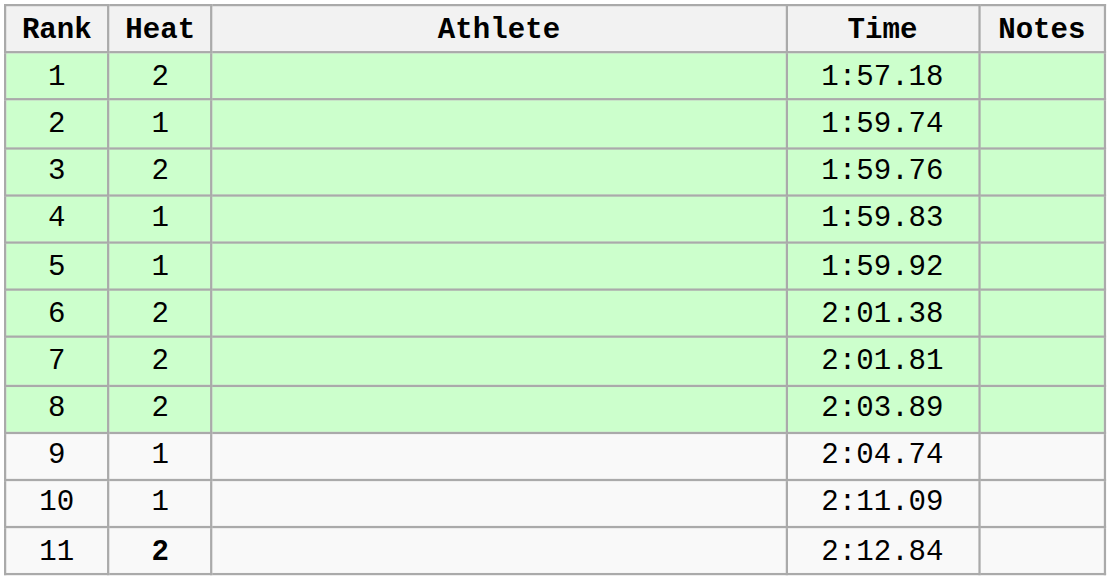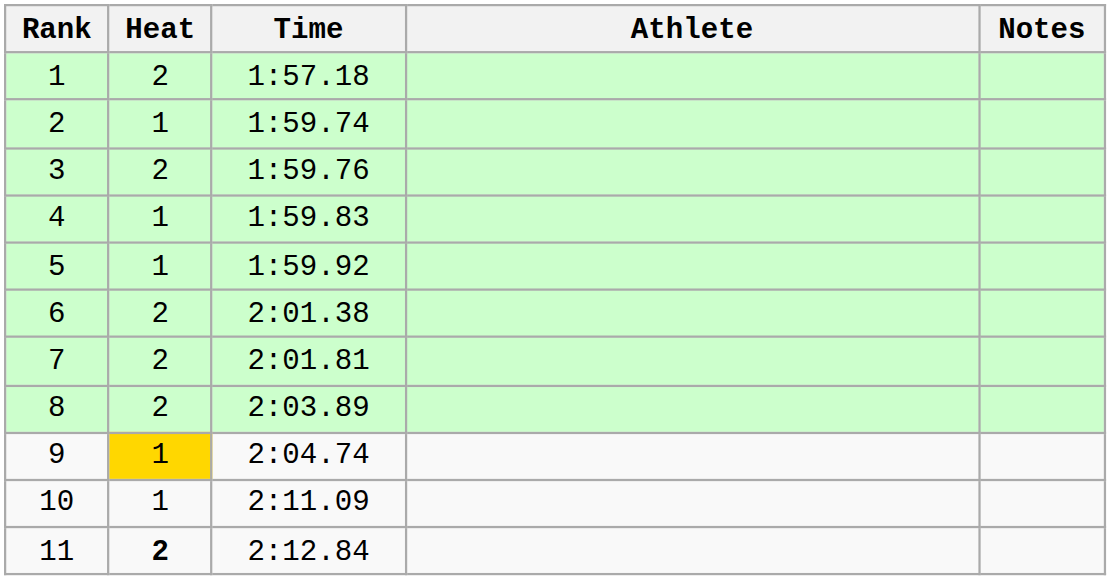columns swapped: (499, 29) <-> (882, 29)
(160, 456) no background -> (160, 456) gold background
